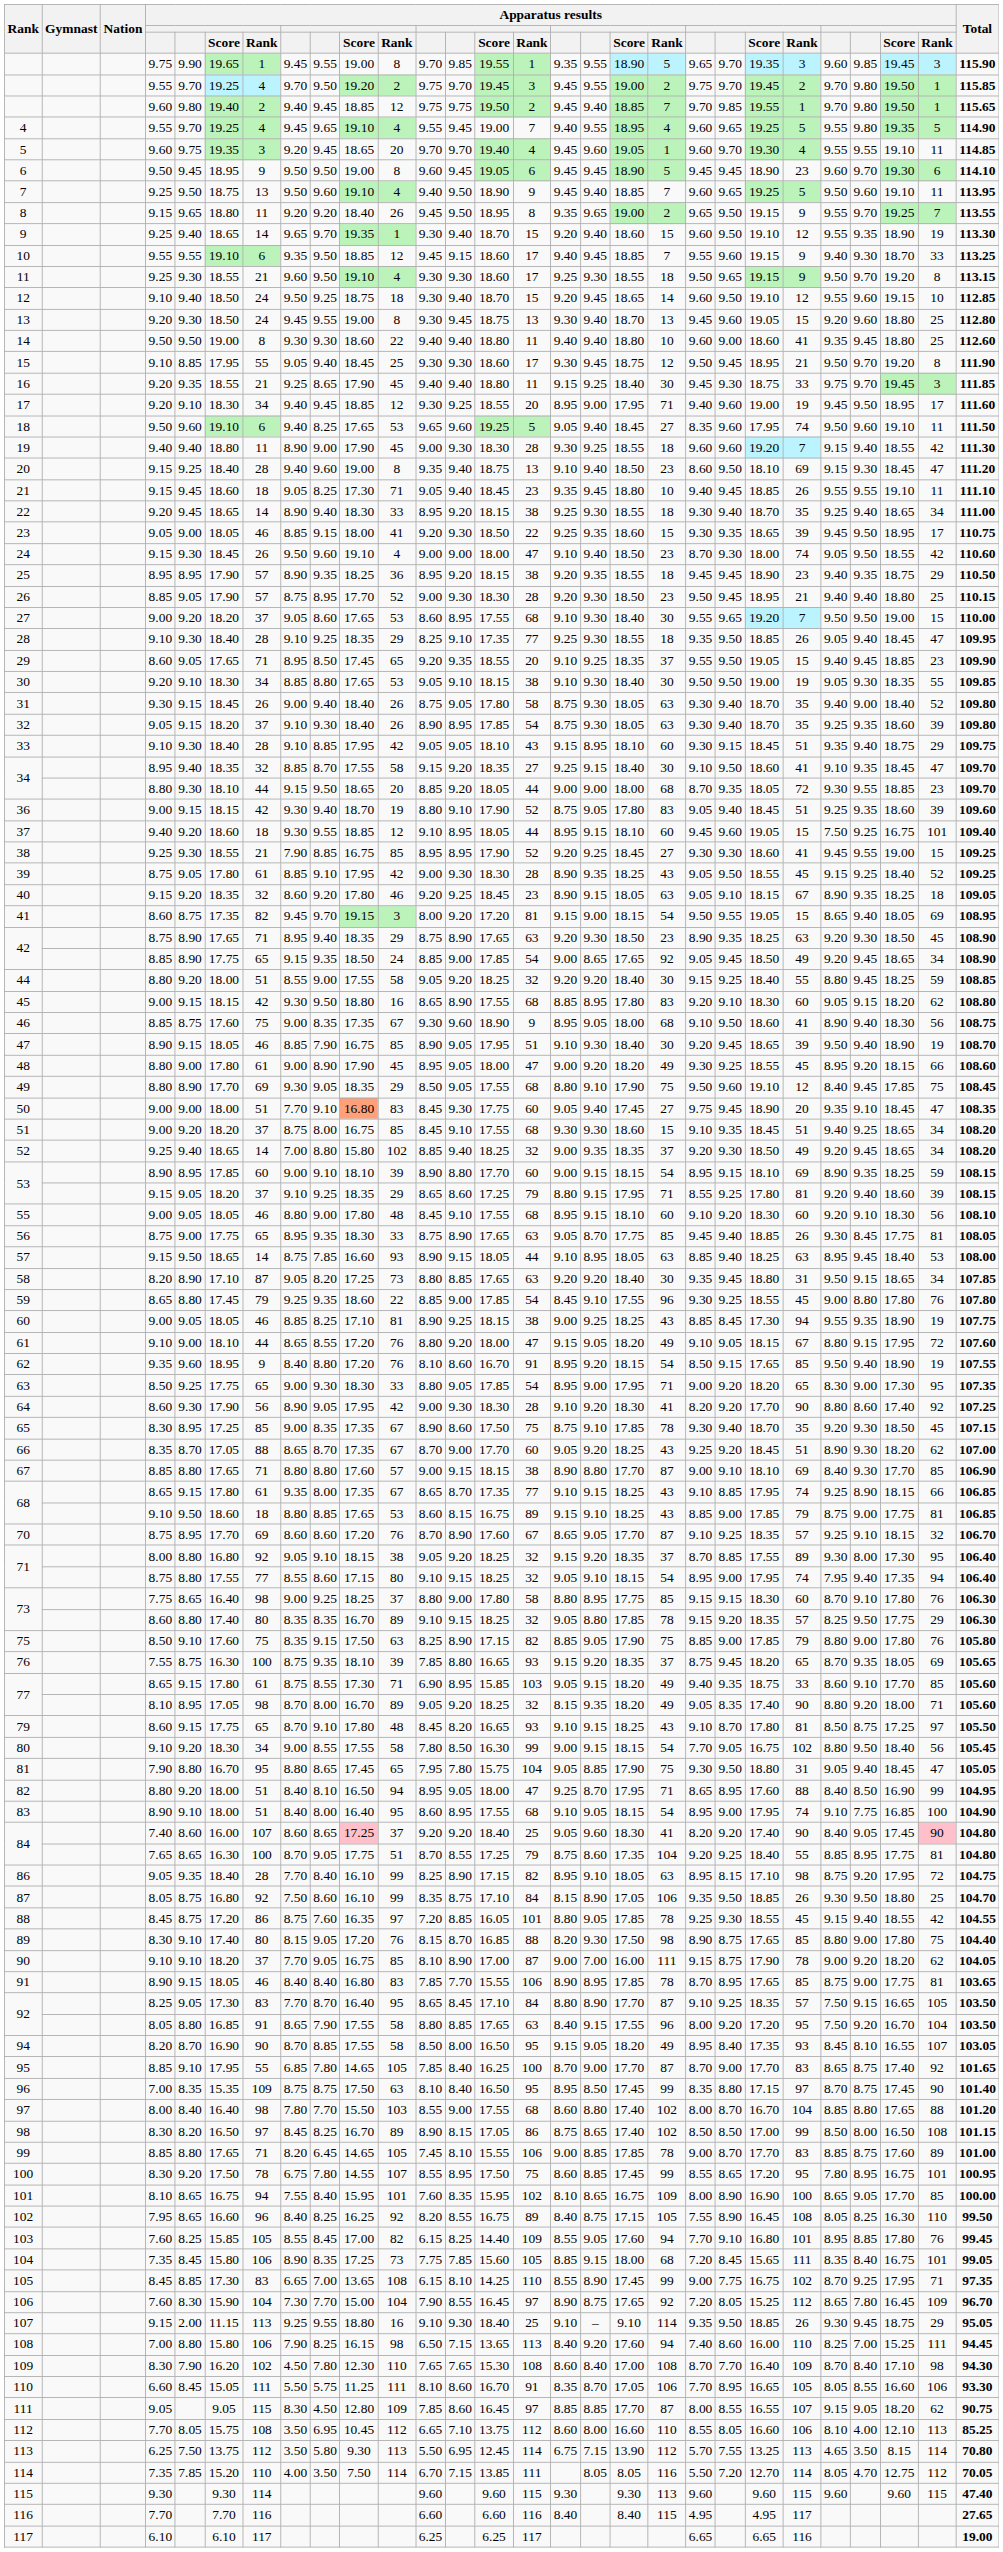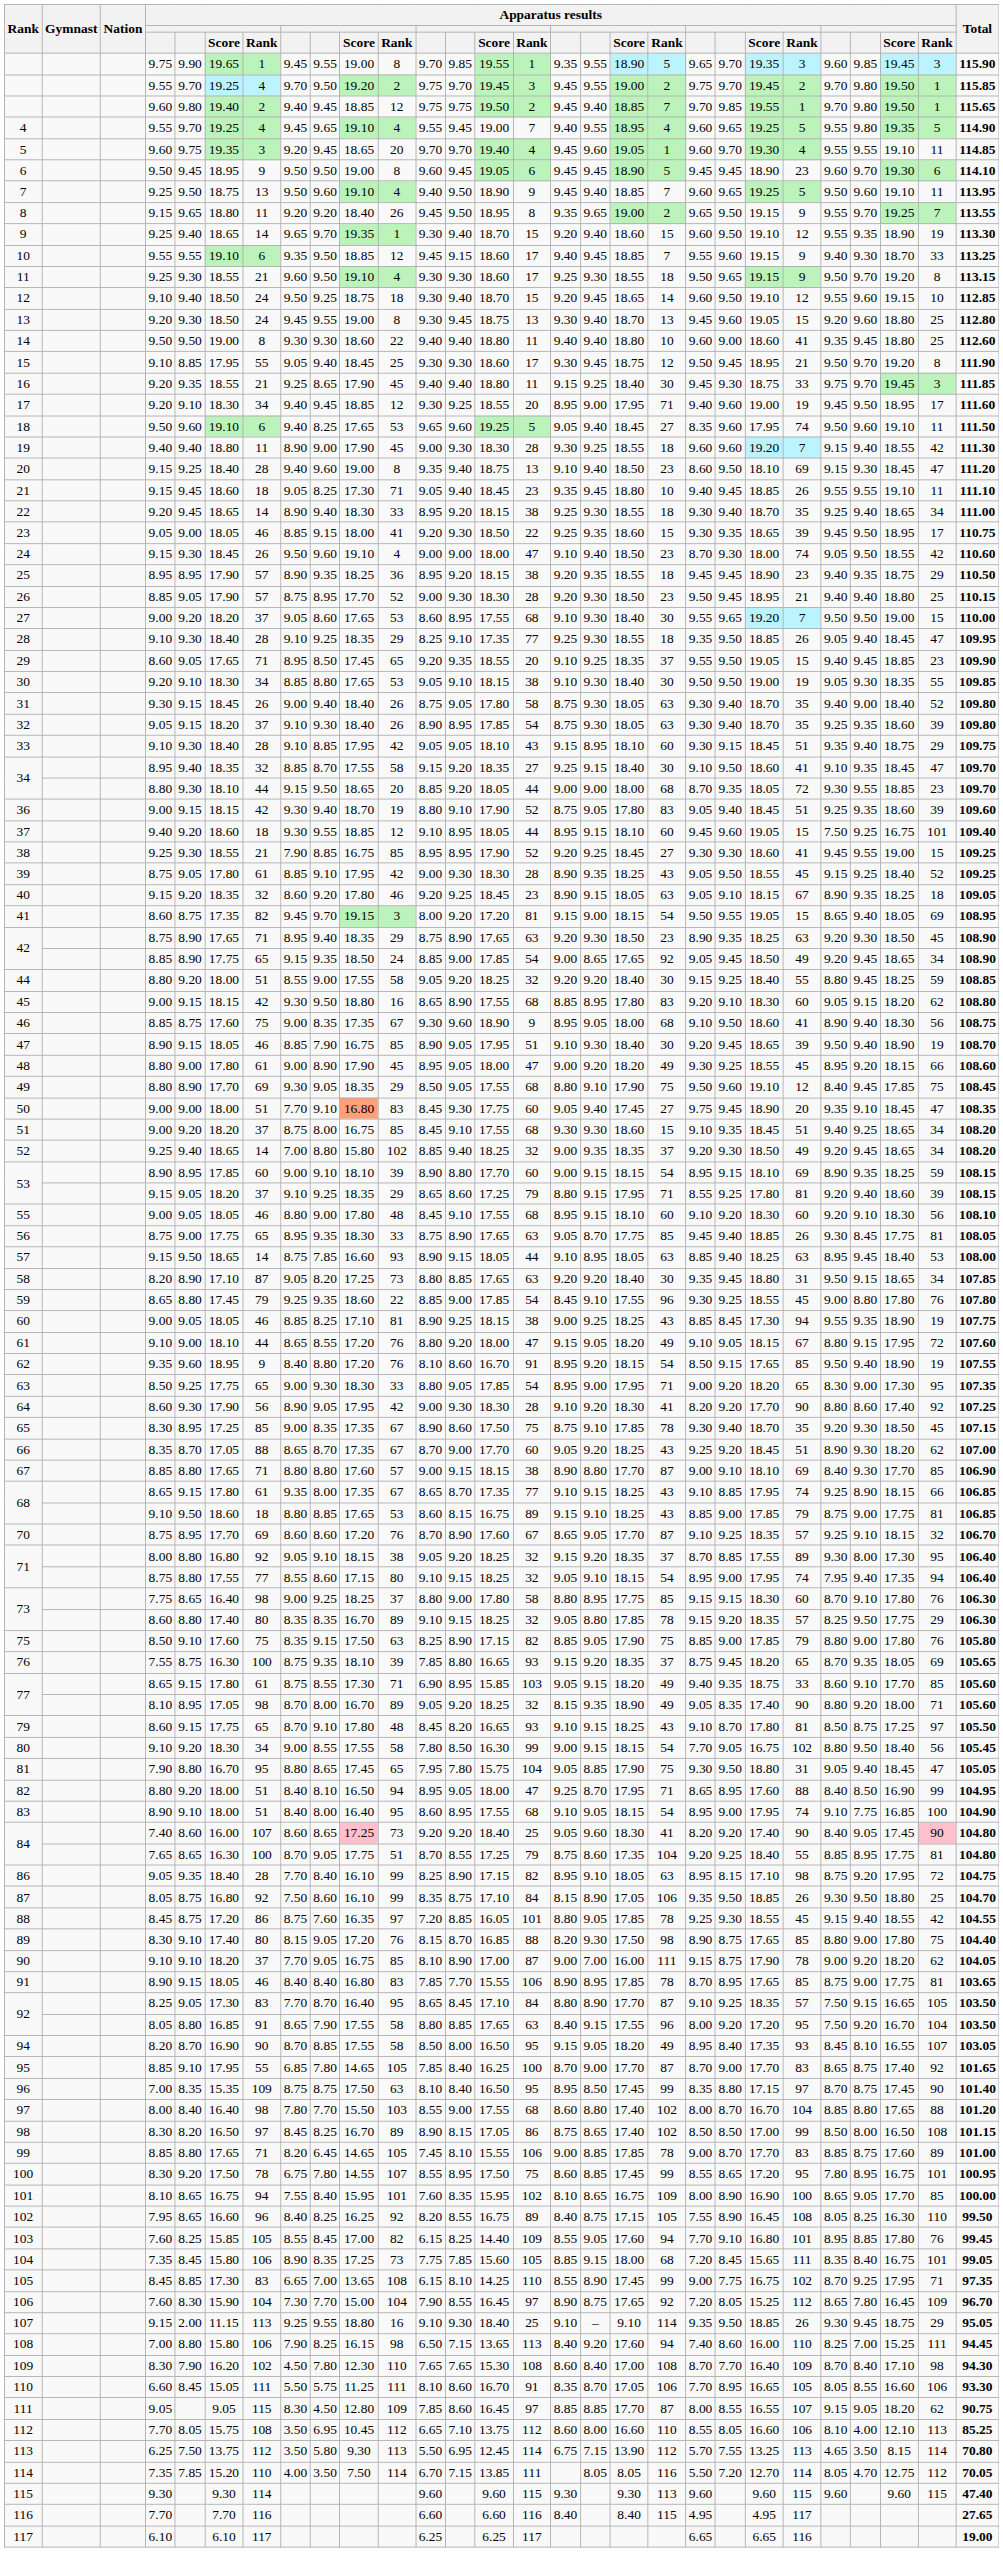(629, 1705) 18.20 -> (629, 1705) 18.90
(397, 1833) 37 -> (397, 1833) 73
